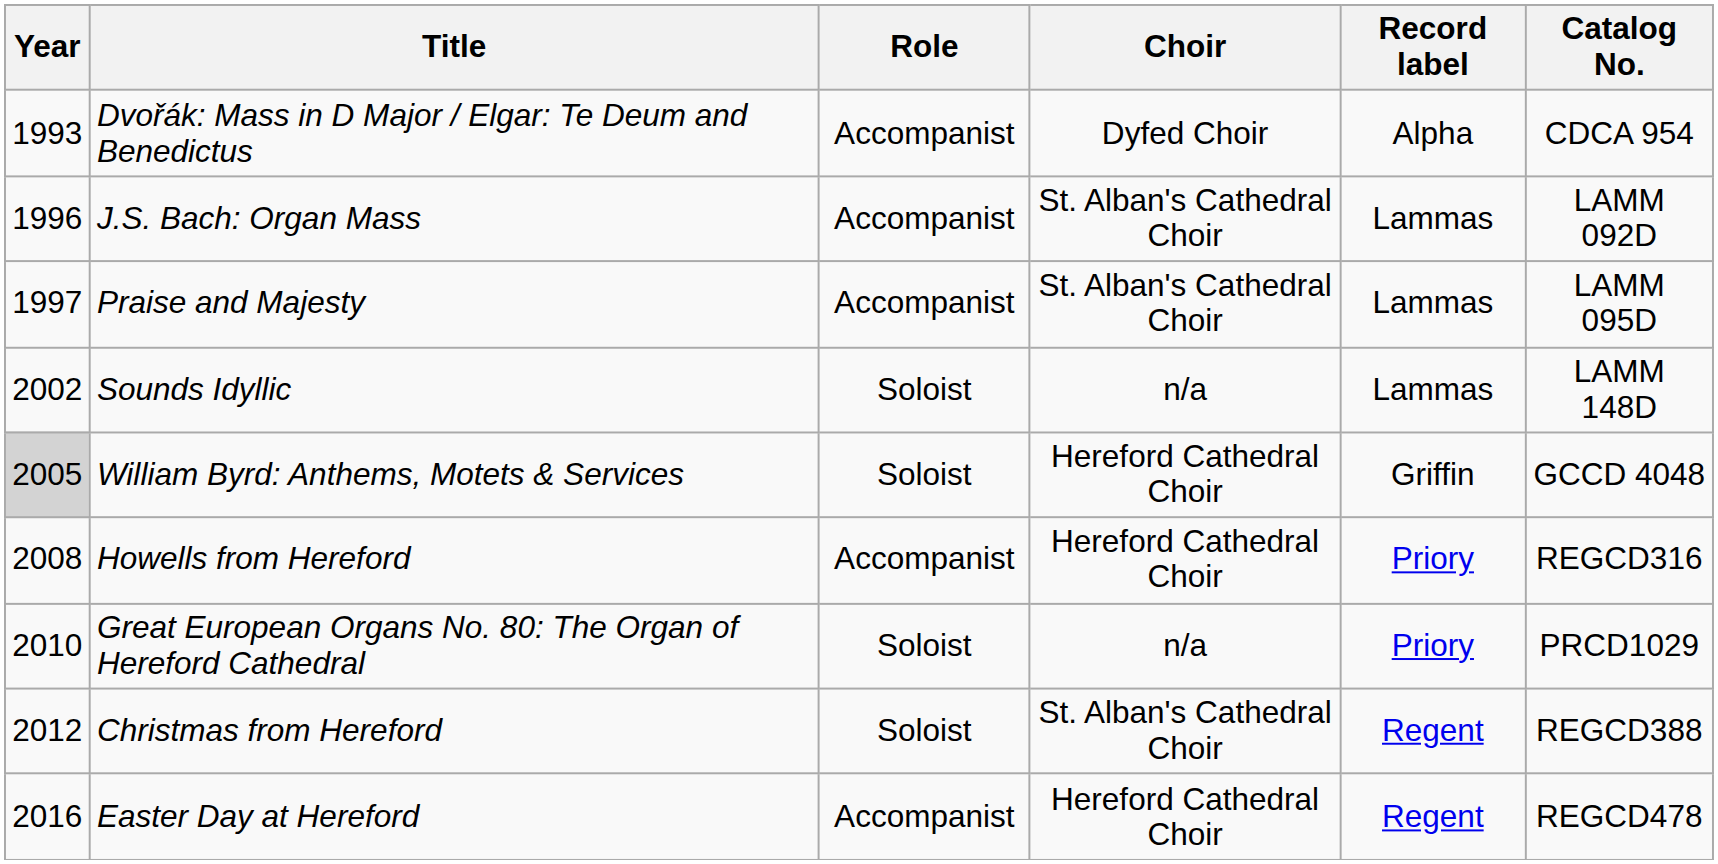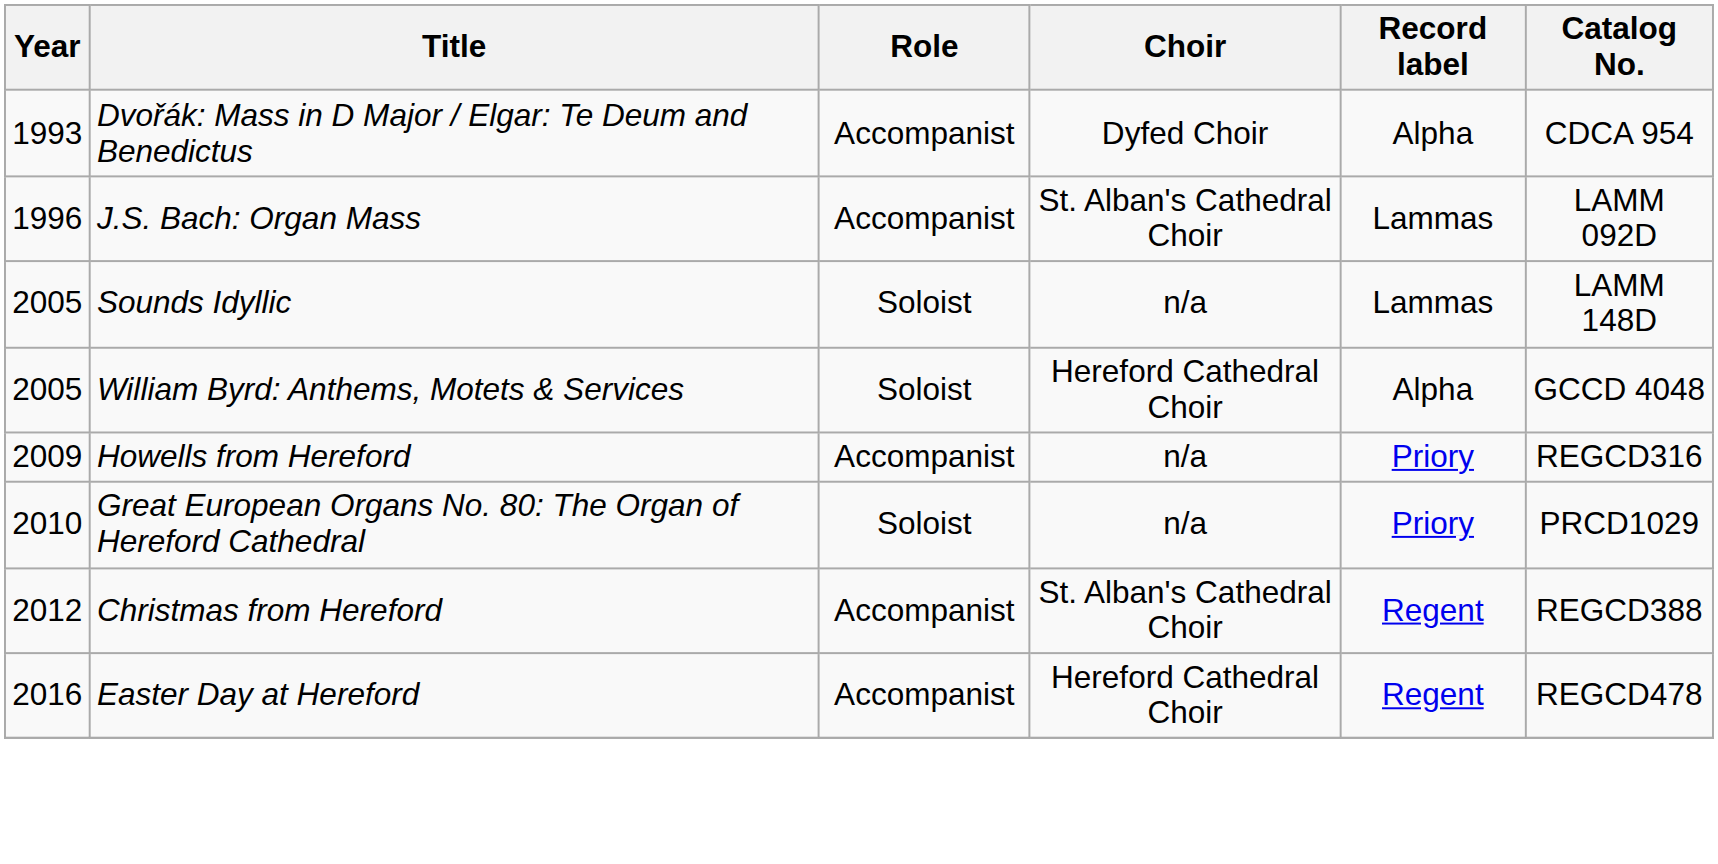- row: (231, 303)
(47, 389) 2002 -> (47, 303) 2005
(47, 474) lightgrey background -> (47, 389) no background
(1433, 474) Griffin -> (1433, 389) Alpha
(47, 559) 2008 -> (47, 456) 2009
(1185, 559) Hereford Cathedral Choir -> (1185, 456) n/a
(924, 730) Soloist -> (924, 609) Accompanist
